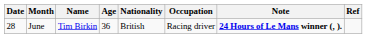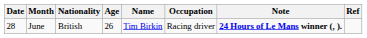columns swapped: (78, 11) <-> (141, 11)
(106, 25) 36 -> (109, 25) 26
